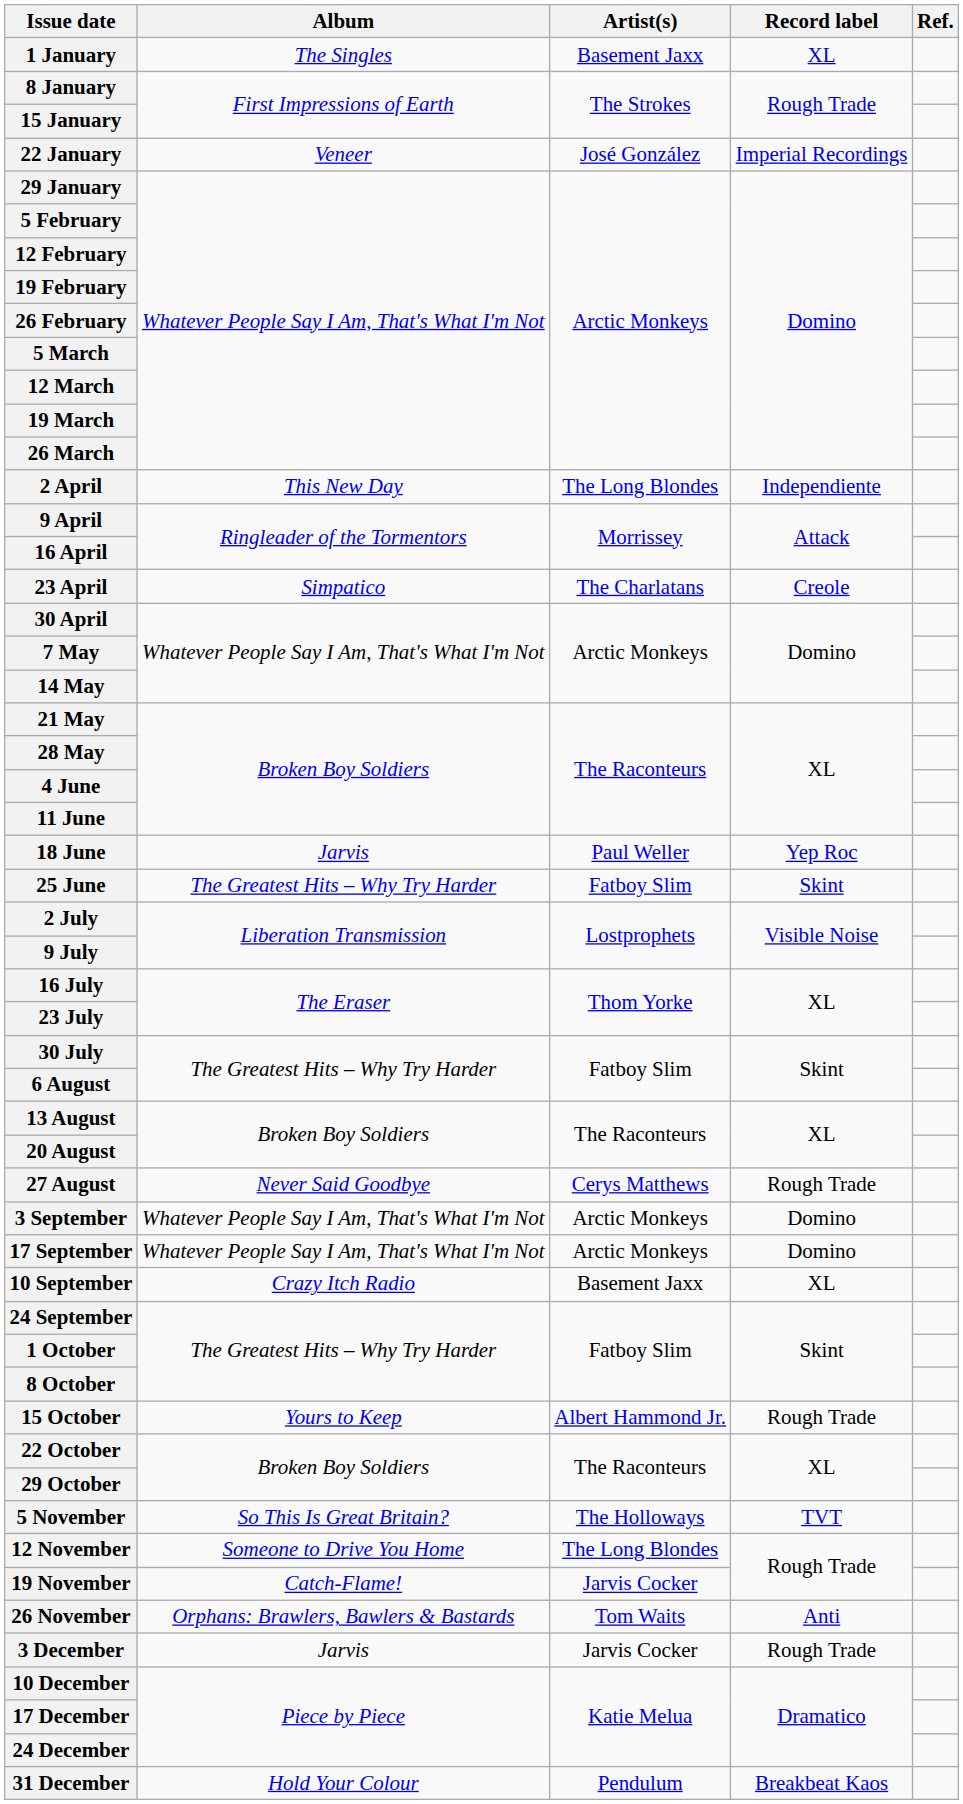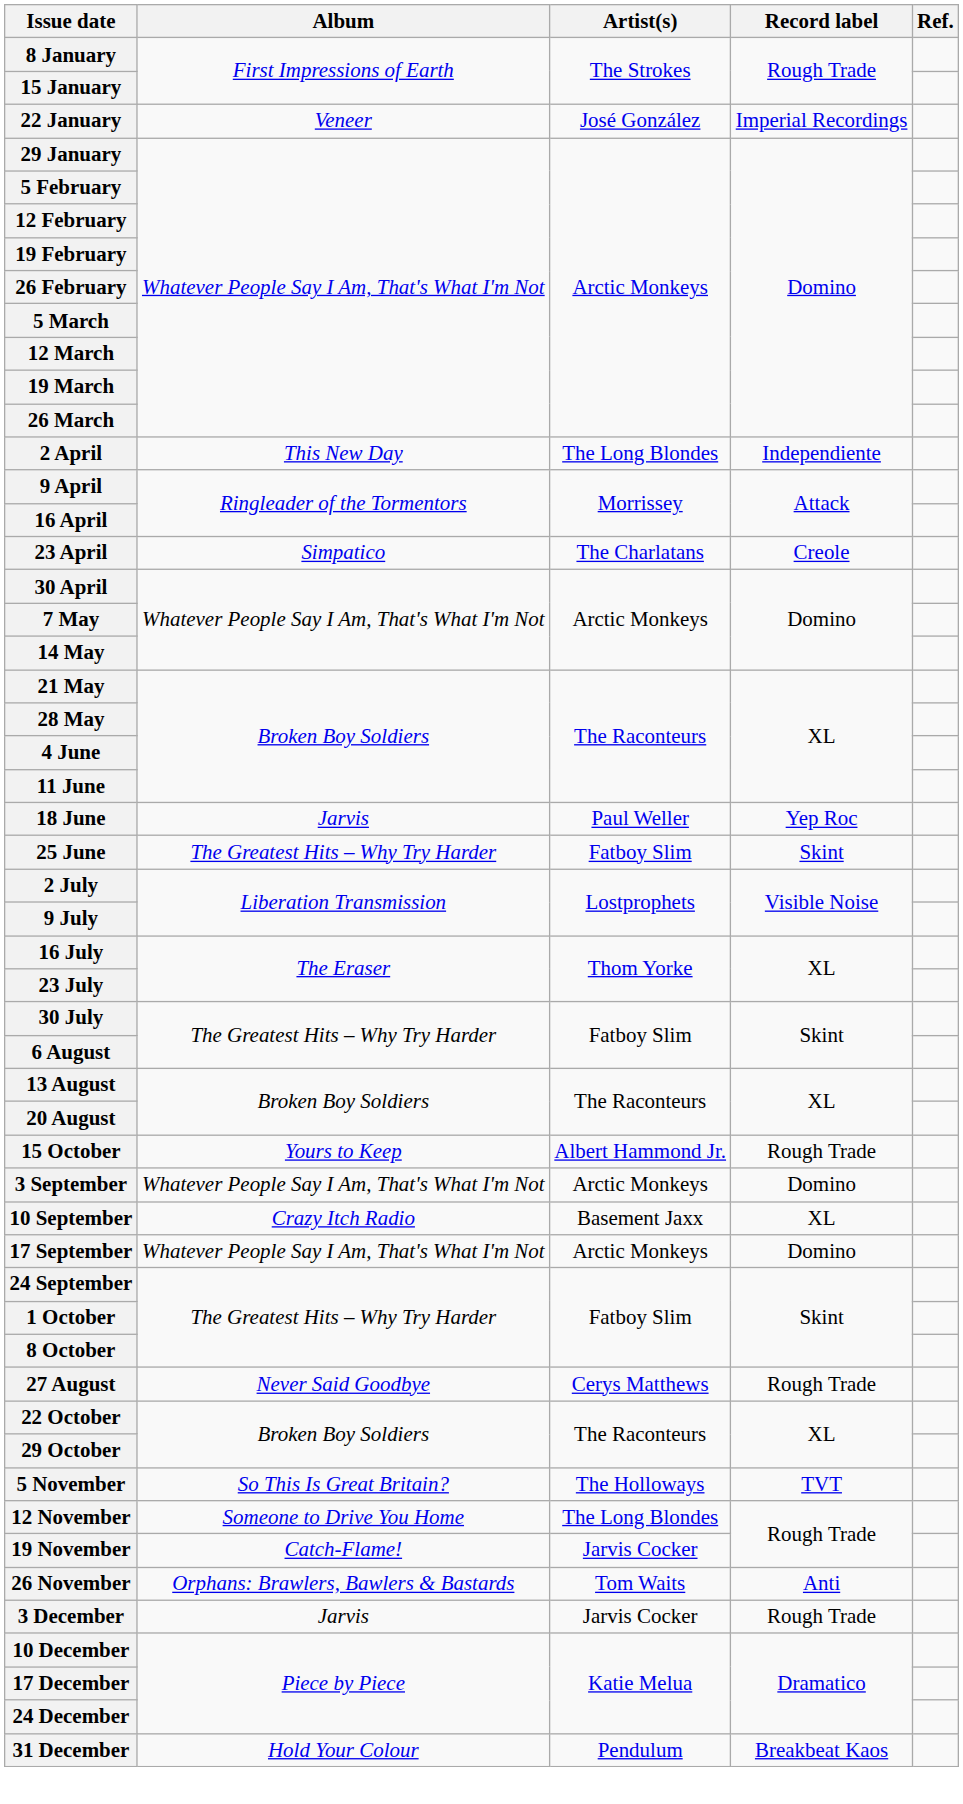- row: (71, 54)
rows swapped: (71, 1184) <-> (71, 1417)
rows swapped: (71, 1284) <-> (71, 1251)
